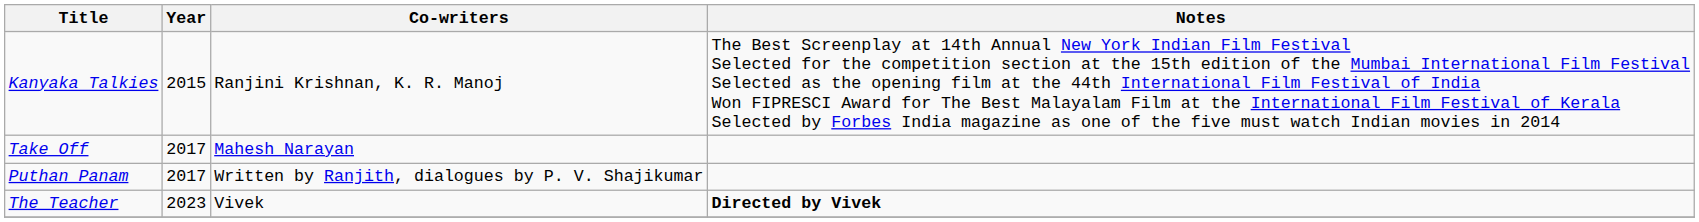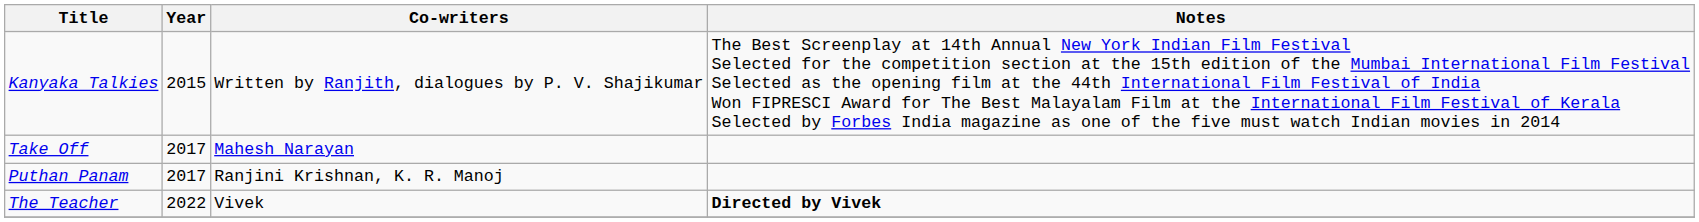(359, 84) Ranjini Krishnan, K. R. Manoj -> (459, 84) Written by Ranjith, dialogues by P. V. Shajikumar
(459, 176) Written by Ranjith, dialogues by P. V. Shajikumar -> (359, 176) Ranjini Krishnan, K. R. Manoj
(186, 203) 2023 -> (186, 203) 2022
